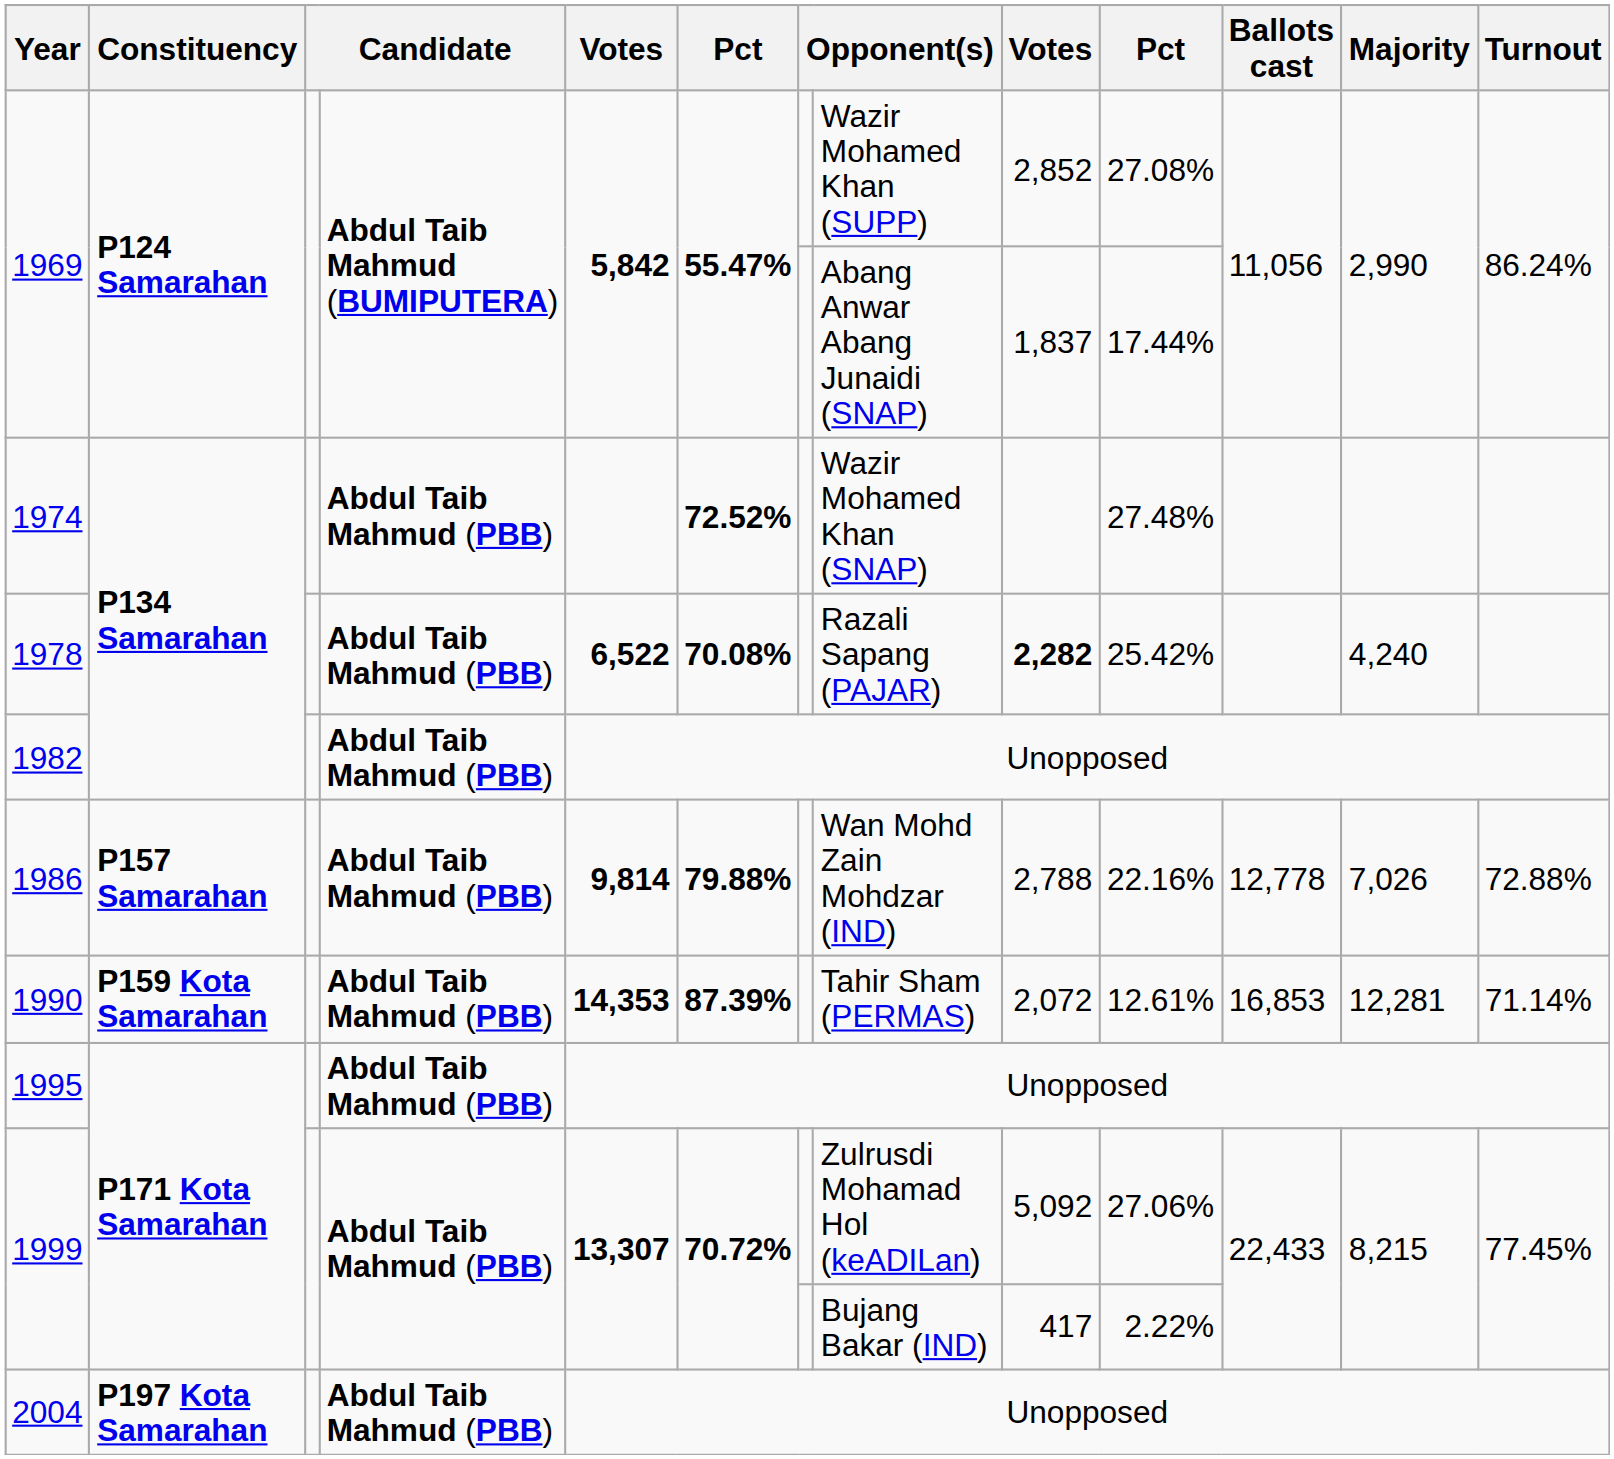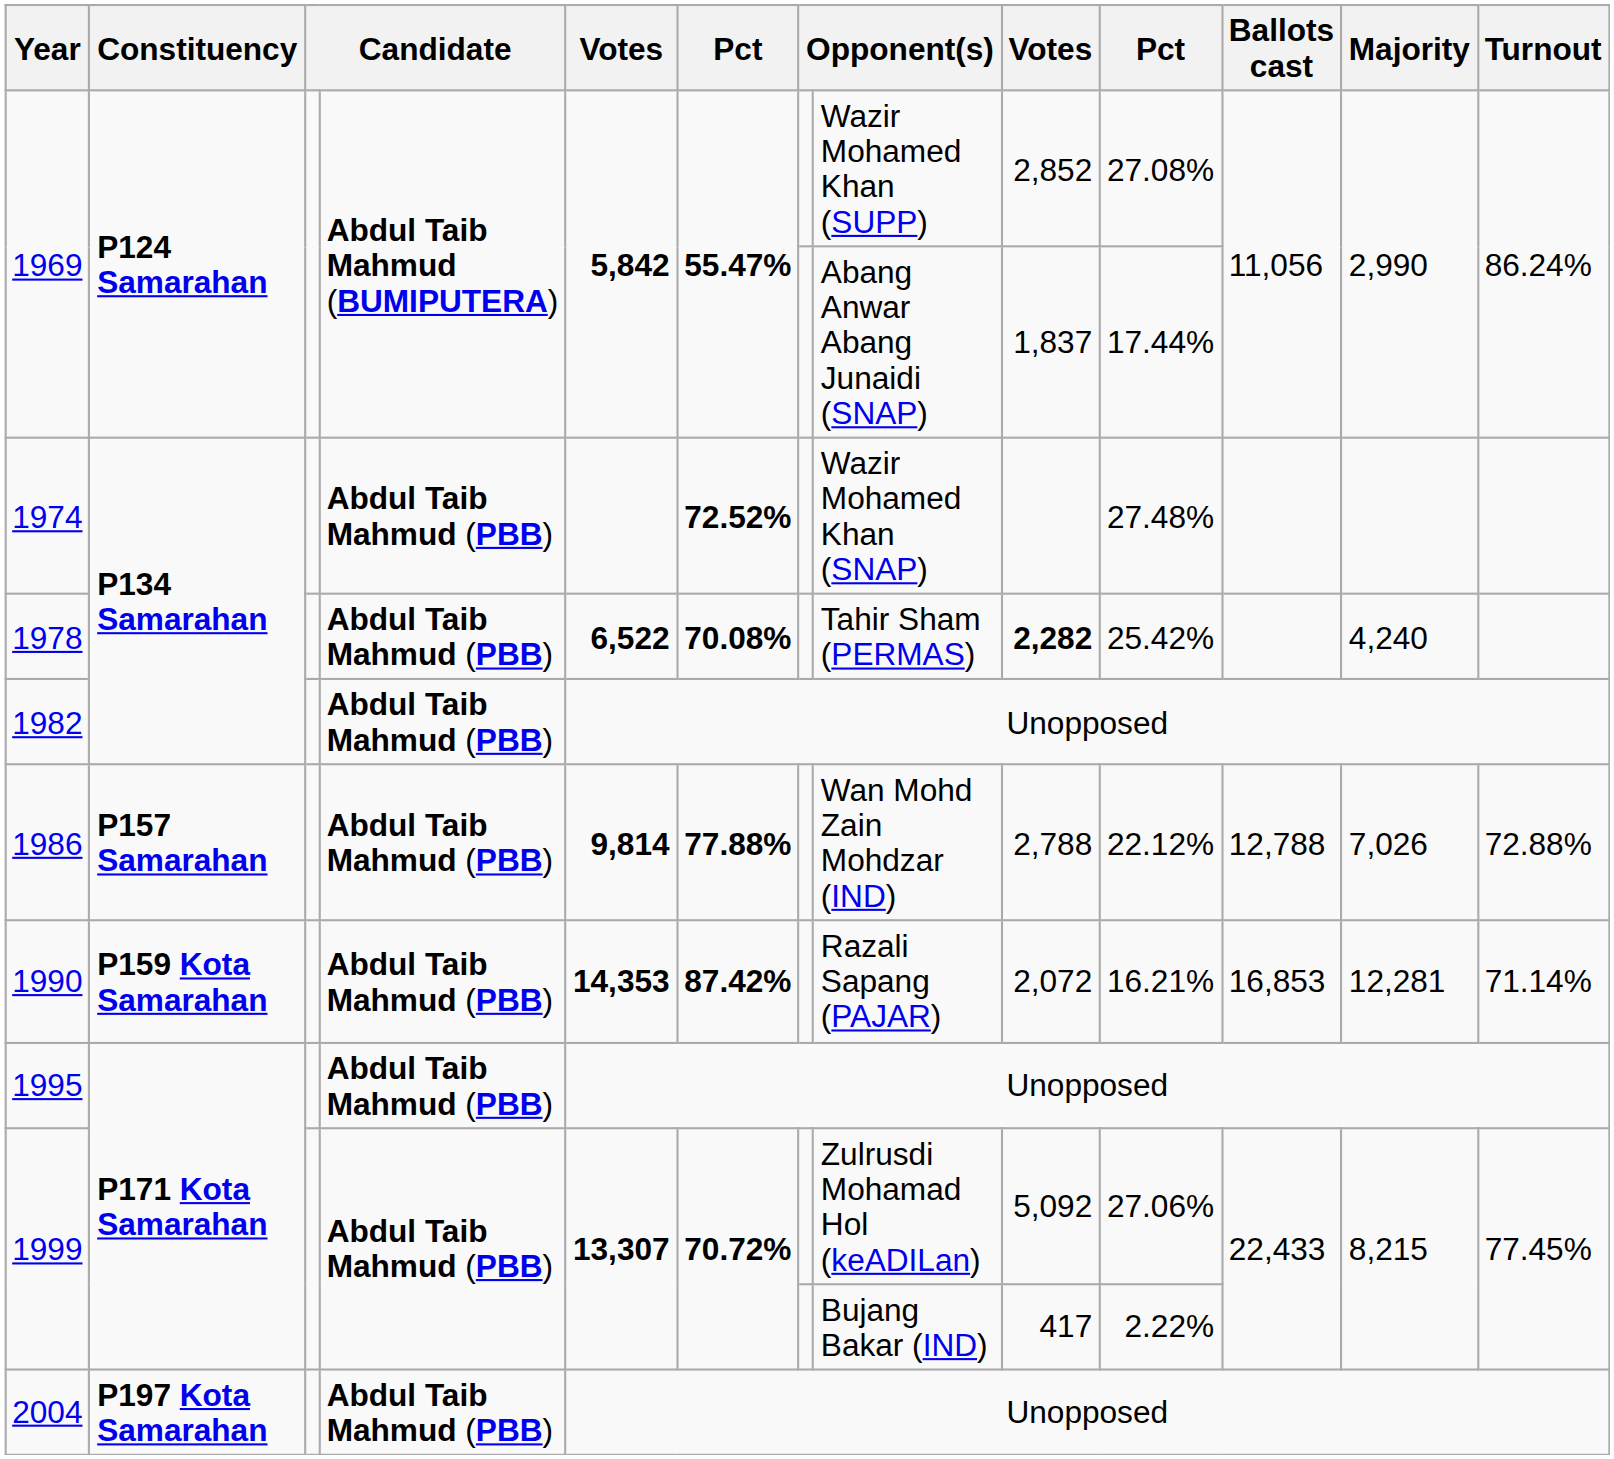(881, 655) Razali Sapang (PAJAR) -> (901, 637) Tahir Sham (PERMAS)
(738, 878) 79.88% -> (738, 843) 77.88%
(1161, 878) 22.16% -> (1161, 843) 22.12%
(1277, 878) 12,778 -> (1277, 843) 12,788
(738, 999) 87.39% -> (738, 982) 87.42%
(901, 999) Tahir Sham (PERMAS) -> (881, 982) Razali Sapang (PAJAR)
(1161, 999) 12.61% -> (1161, 982) 16.21%
